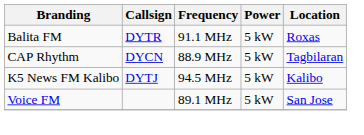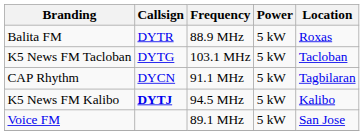(205, 36) 91.1 MHz -> (217, 36) 88.9 MHz
+ row: (69, 57)
(205, 57) 88.9 MHz -> (217, 78) 91.1 MHz
(142, 78) normal -> (155, 99) bold
